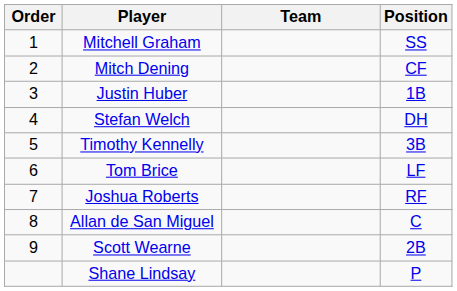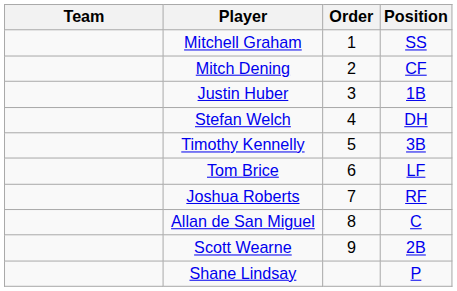columns swapped: (33, 17) <-> (301, 17)
